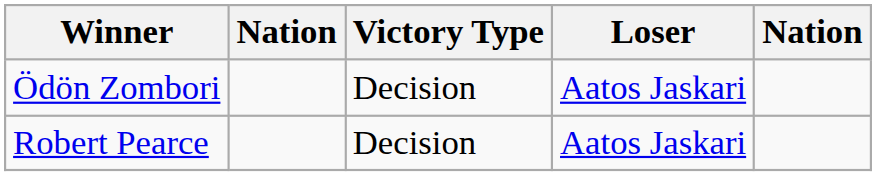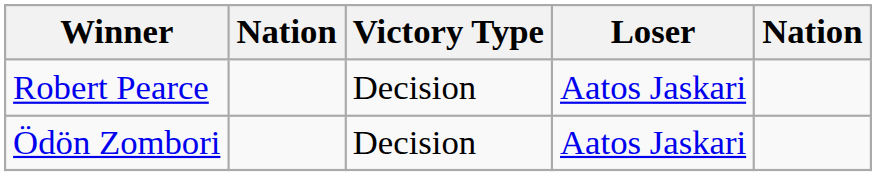rows swapped: (111, 142) <-> (117, 87)
